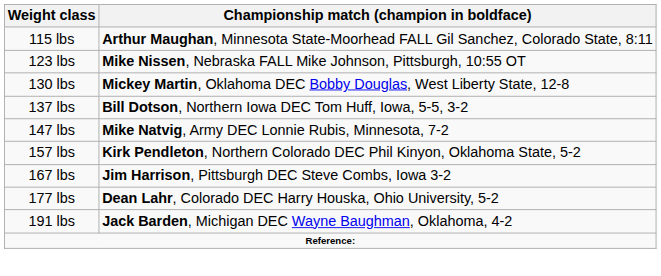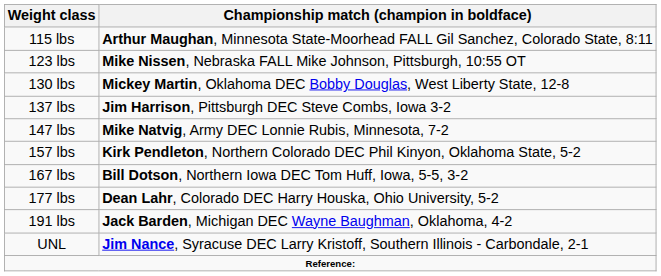(285, 107) Bill Dotson, Northern Iowa DEC Tom Huff, Iowa, 5-5, 3-2 -> (277, 107) Jim Harrison, Pittsburgh DEC Steve Combs, Iowa 3-2
(277, 175) Jim Harrison, Pittsburgh DEC Steve Combs, Iowa 3-2 -> (285, 175) Bill Dotson, Northern Iowa DEC Tom Huff, Iowa, 5-5, 3-2
+ row: (52, 244)
